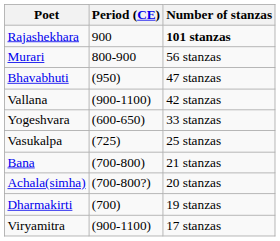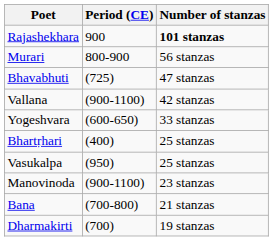(106, 78) (950) -> (100, 78) (725)
+ row: (35, 141)
(106, 141) (725) -> (100, 162) (950)
+ row: (41, 183)
- row: (47, 183)
- row: (36, 225)
